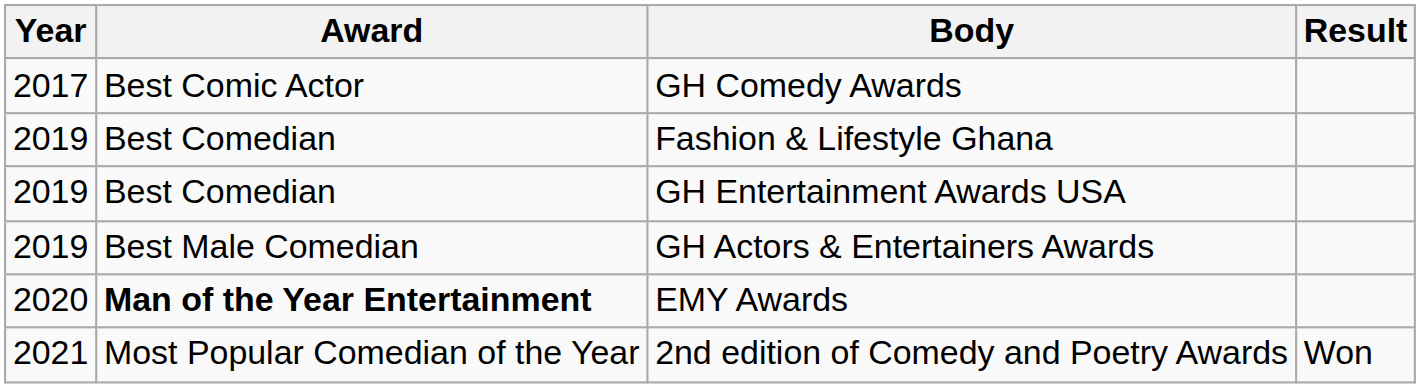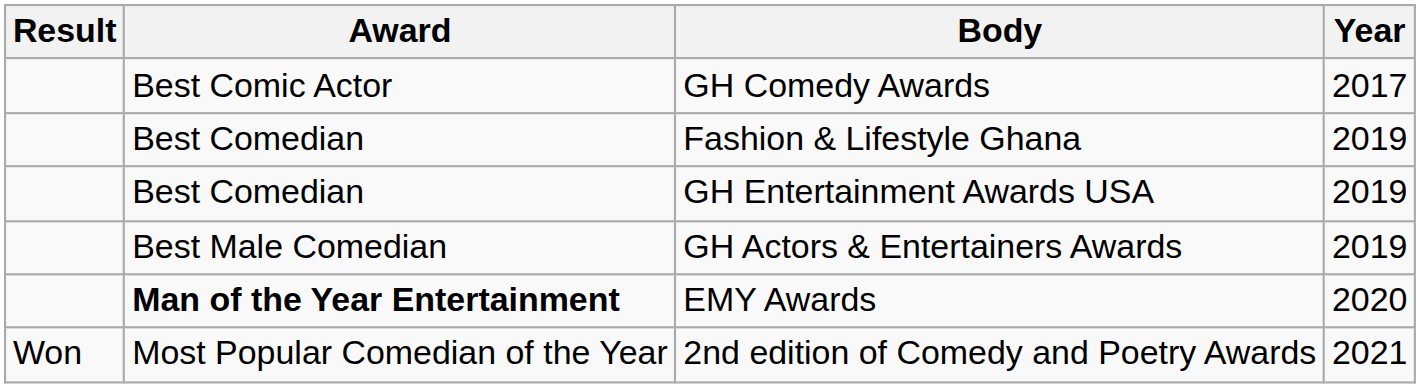columns swapped: (51, 31) <-> (1356, 31)
